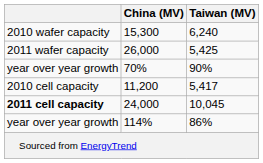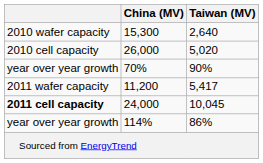(204, 31) 6,240 -> (204, 31) 2,640
(58, 50) 2011 wafer capacity -> (53, 50) 2010 cell capacity
(204, 50) 5,425 -> (204, 50) 5,020
(53, 86) 2010 cell capacity -> (58, 86) 2011 wafer capacity
